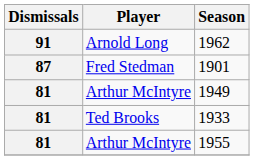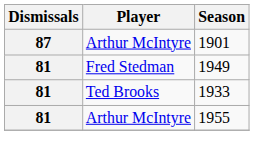- row: (214, 42)
(130, 67) Fred Stedman -> (138, 42) Arthur McIntyre
(138, 92) Arthur McIntyre -> (130, 67) Fred Stedman
